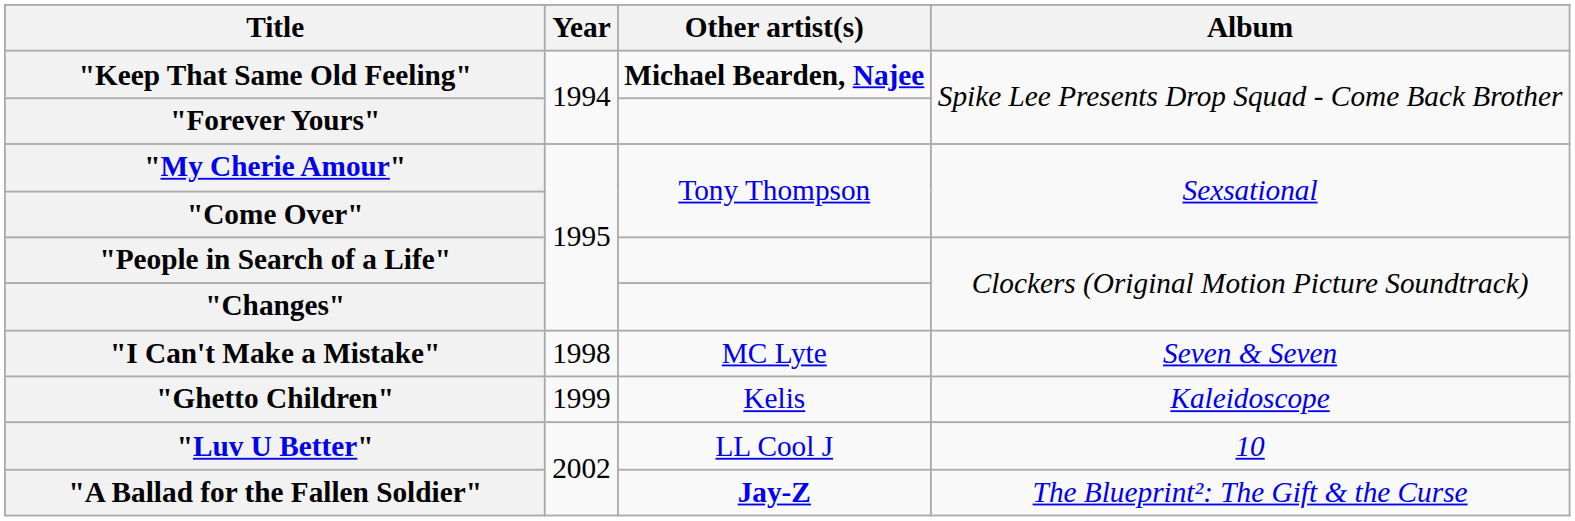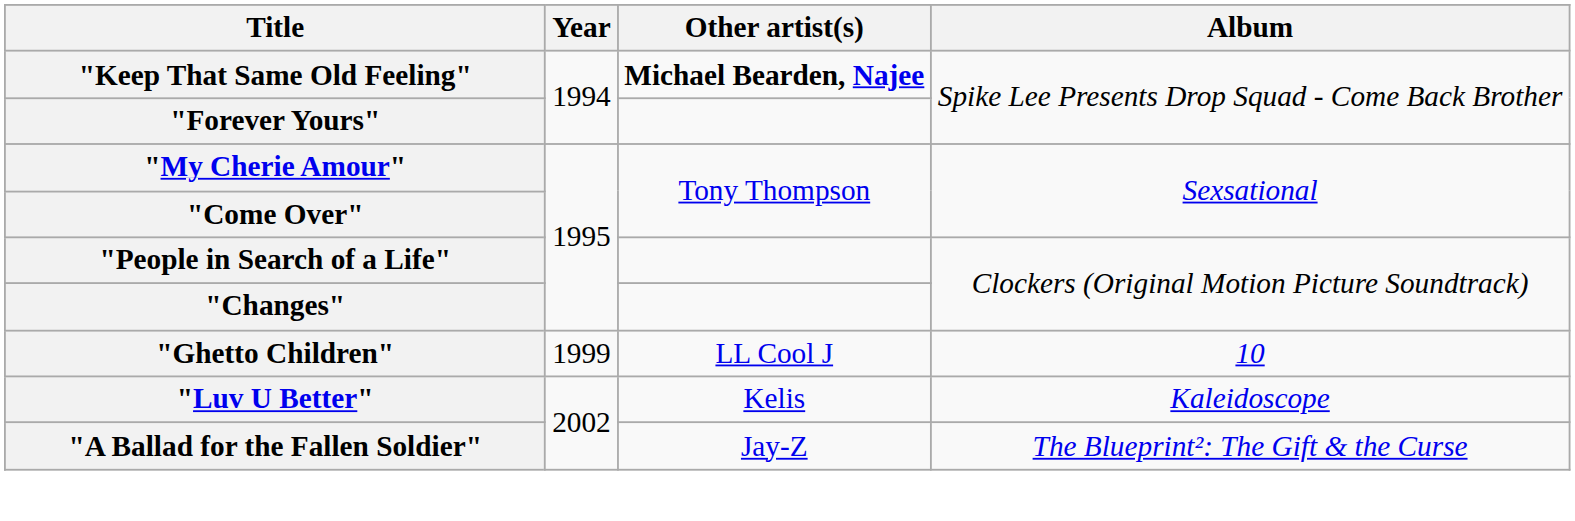- row: (275, 352)
(774, 399) Kelis -> (774, 352) LL Cool J
(1250, 399) Kaleidoscope -> (1250, 352) 10
(774, 445) LL Cool J -> (774, 399) Kelis
(1250, 445) 10 -> (1250, 399) Kaleidoscope
(774, 492) bold -> (774, 445) normal
